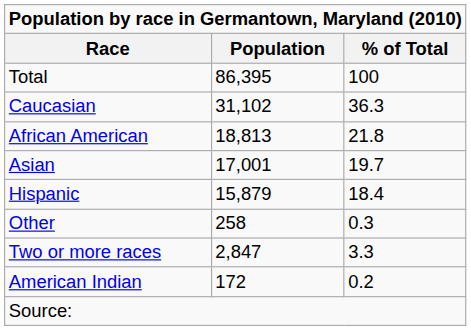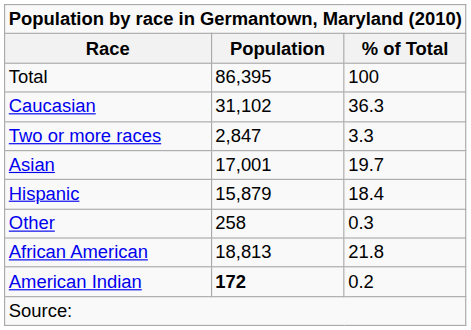rows swapped: (78, 135) <-> (85, 252)
(231, 281) normal -> (231, 281) bold
